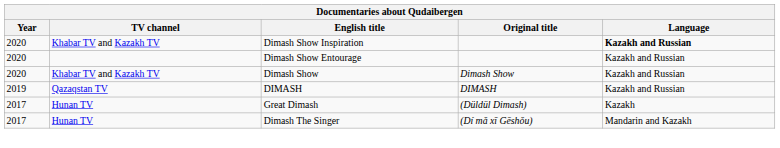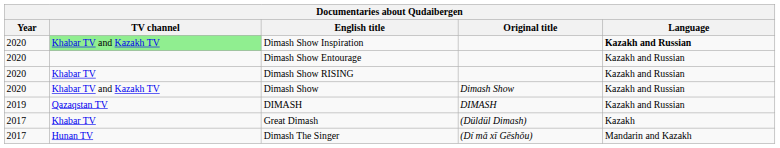(106, 43) no background -> (106, 43) lightgreen background
+ row: (309, 74)
(72, 105) Hunan TV -> (74, 120) Khabar TV
